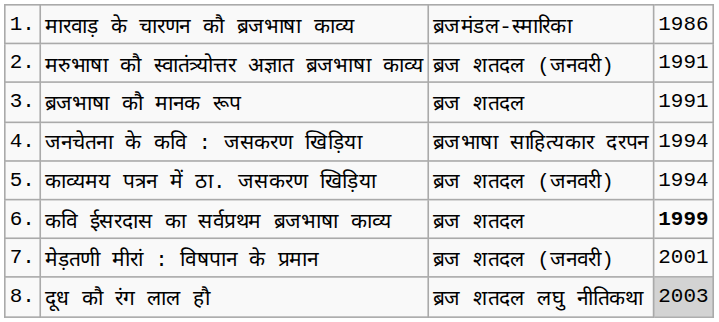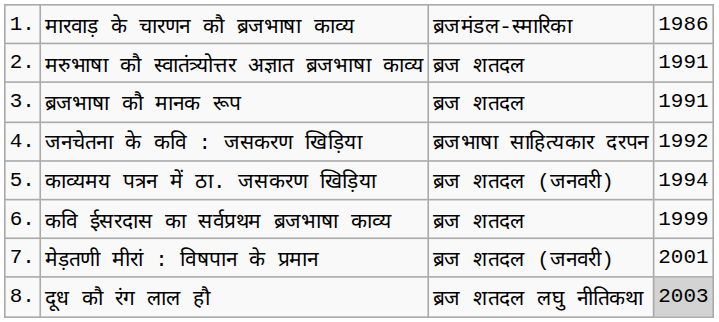(524, 66) ब्रज शतदल (जनवरी) -> (479, 66) ब्रज शतदल
(683, 141) 1994 -> (683, 141) 1992
(683, 219) bold -> (683, 219) normal
